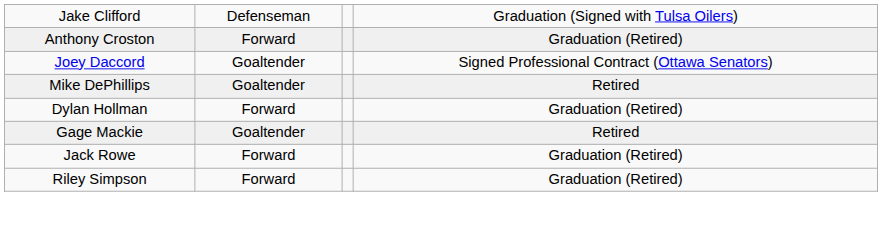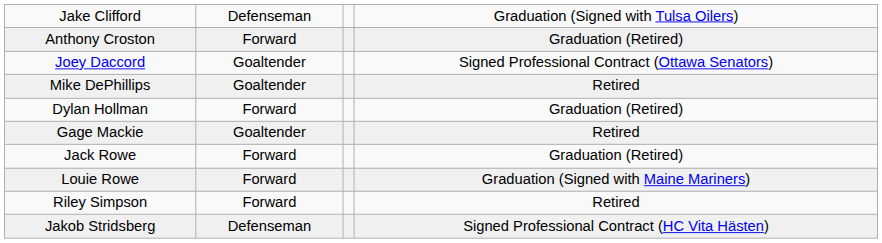+ row: (100, 179)
(616, 179) Graduation (Retired) -> (616, 202) Retired
+ row: (100, 226)
